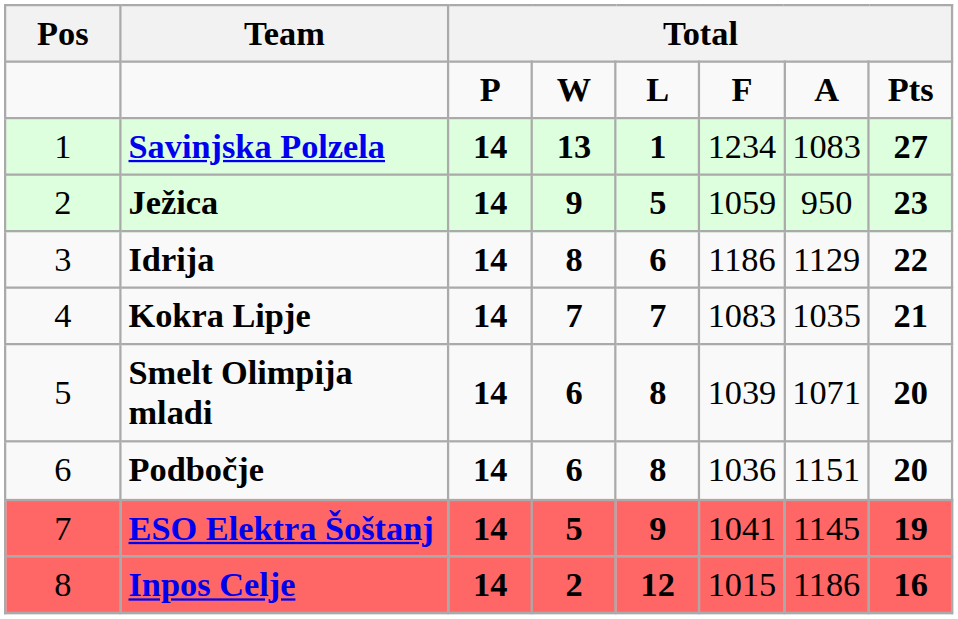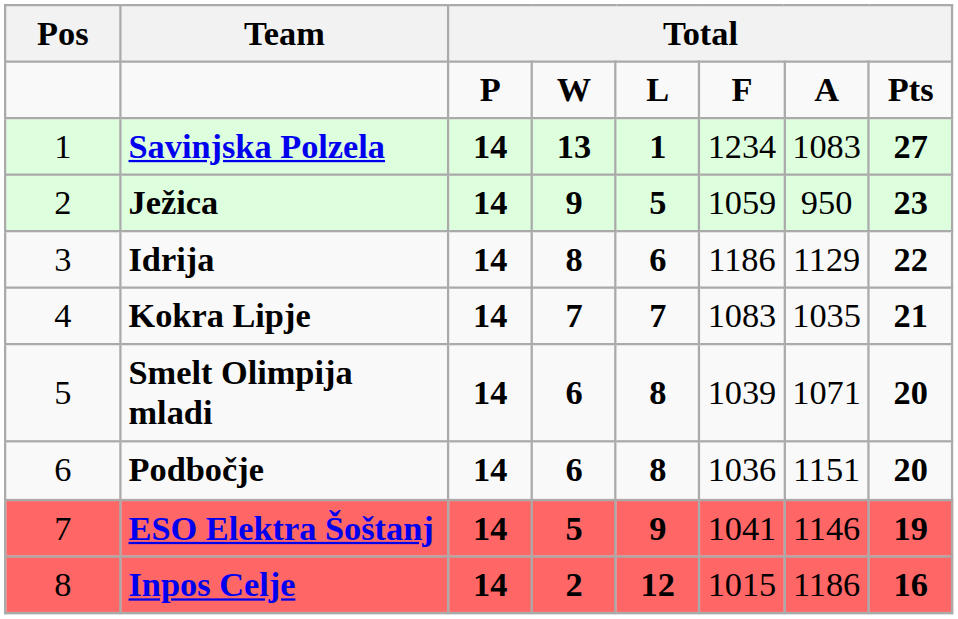(827, 526) 1145 -> (827, 526) 1146
